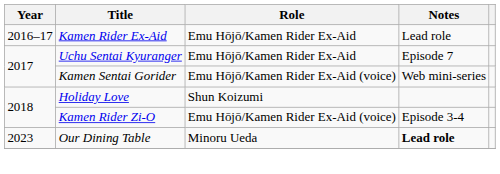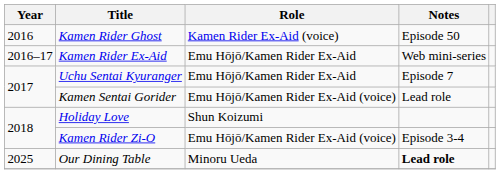+ row: (110, 35)
(426, 35) Lead role -> (444, 55) Web mini-series
(444, 76) Web mini-series -> (426, 96) Lead role
(20, 138) 2023 -> (20, 158) 2025
